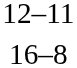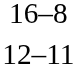rows swapped: (38, 54) <-> (38, 13)
